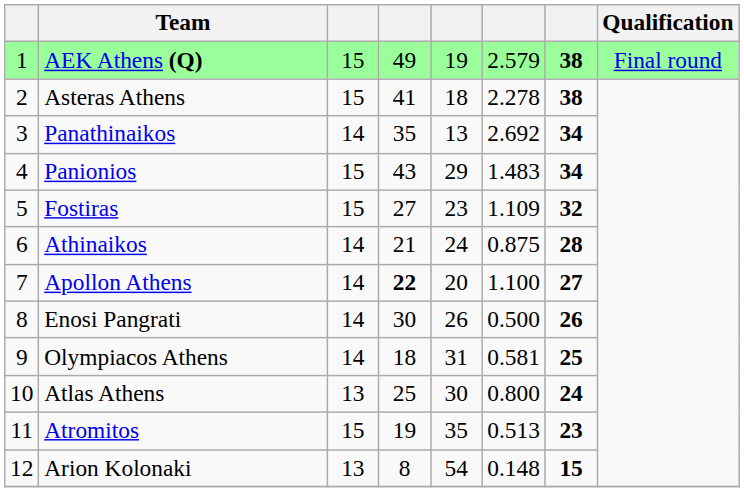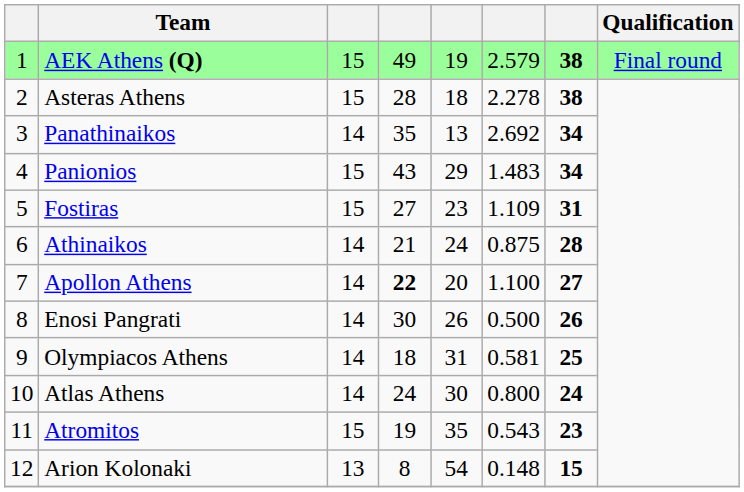(404, 97) 41 -> (404, 97) 28
(571, 208) 32 -> (571, 208) 31
(353, 393) 13 -> (353, 393) 14
(404, 393) 25 -> (404, 393) 24
(514, 430) 0.513 -> (514, 430) 0.543
